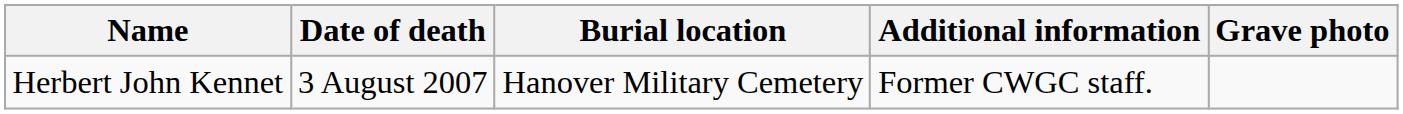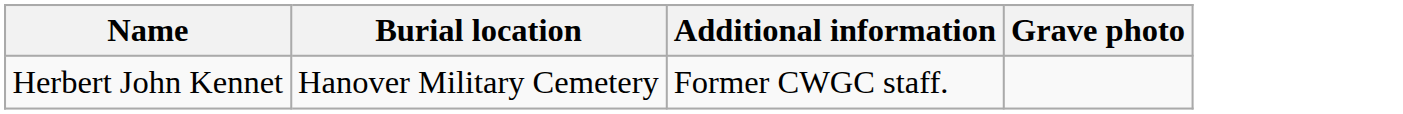- column: (393, 30)
